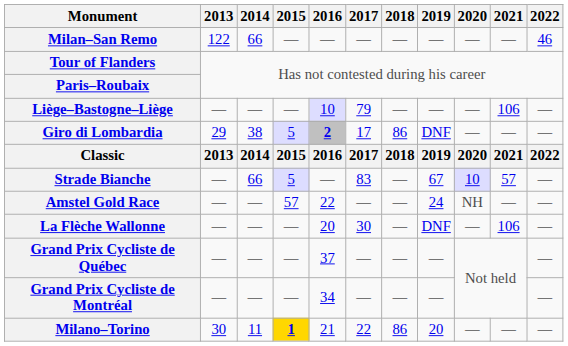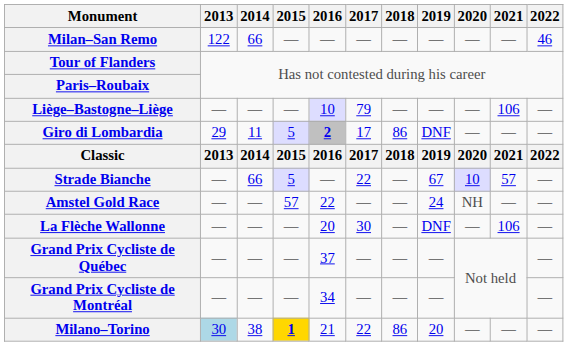(255, 132) 38 -> (255, 132) 11
(364, 179) 83 -> (364, 179) 22
(219, 329) no background -> (219, 329) lightblue background
(255, 329) 11 -> (255, 329) 38
